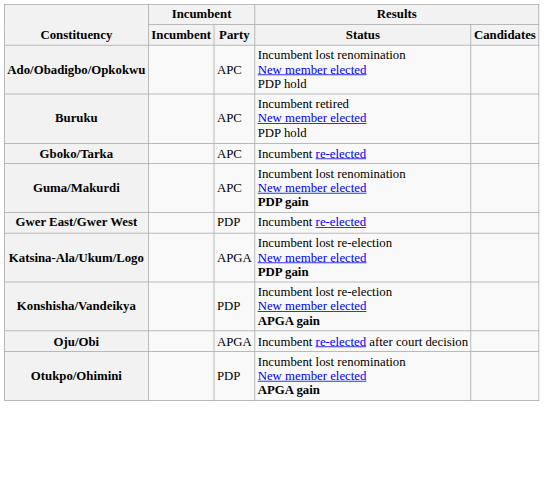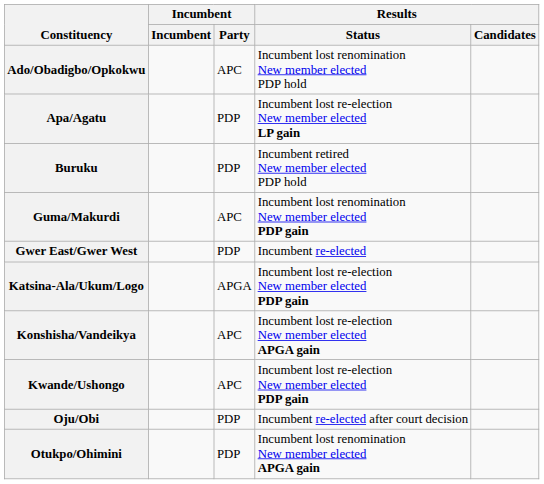+ row: (76, 118)
(229, 118) APC -> (229, 167) PDP
- row: (76, 153)
(229, 306) PDP -> (229, 335) APC
+ row: (76, 384)
(234, 341) APGA -> (229, 419) PDP
